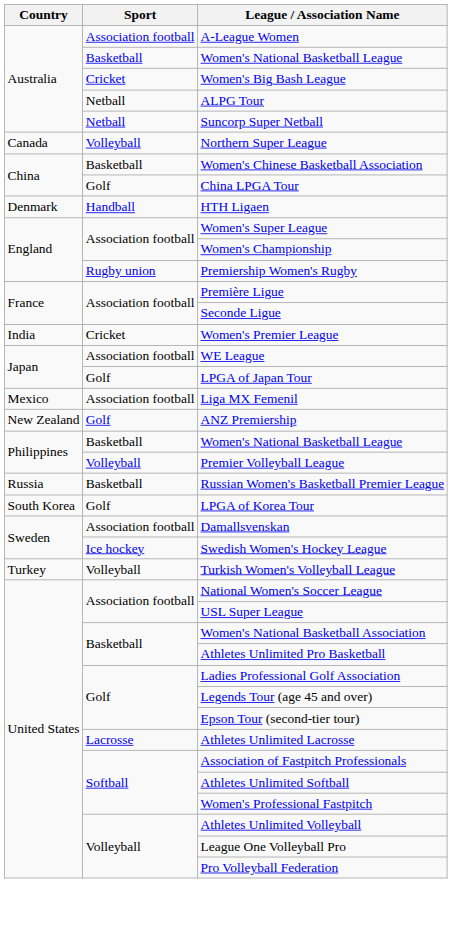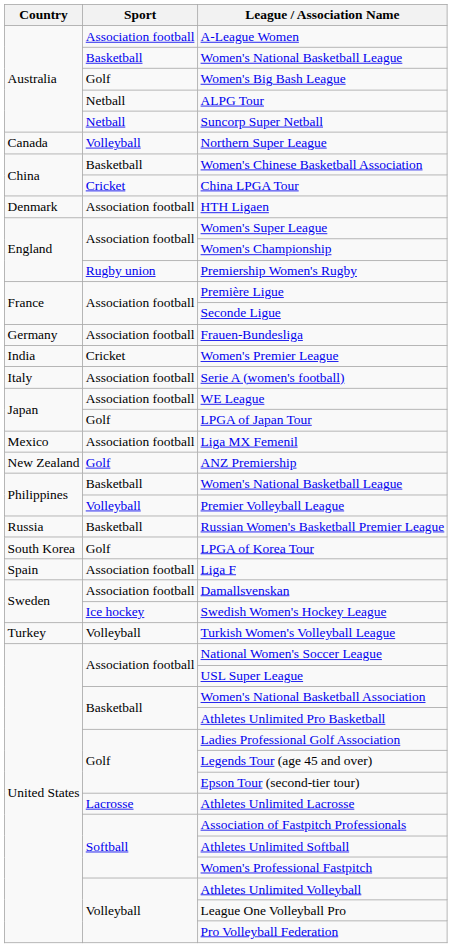(106, 79) Cricket -> (98, 79) Golf
(98, 185) Golf -> (106, 185) Cricket
(110, 206) Handball -> (140, 206) Association football
+ row: (33, 334)
+ row: (20, 377)
+ row: (23, 569)
